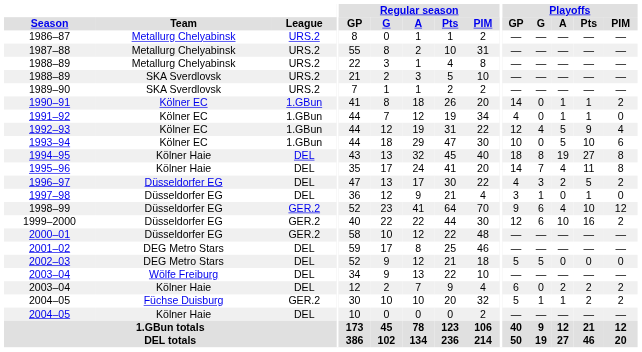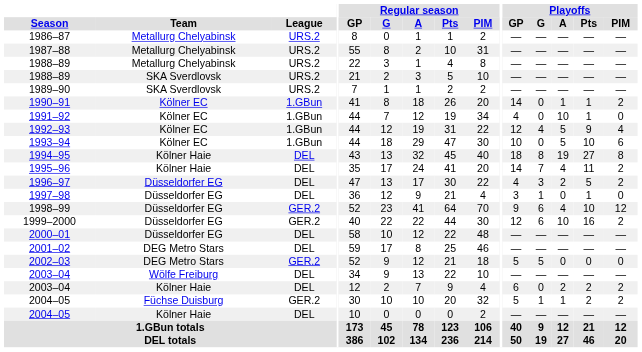(563, 116) 1 -> (563, 116) 10
(621, 169) 8 -> (621, 169) 2
(304, 235) GER.2 -> (304, 235) DEL
(304, 261) DEL -> (304, 261) GER.2
